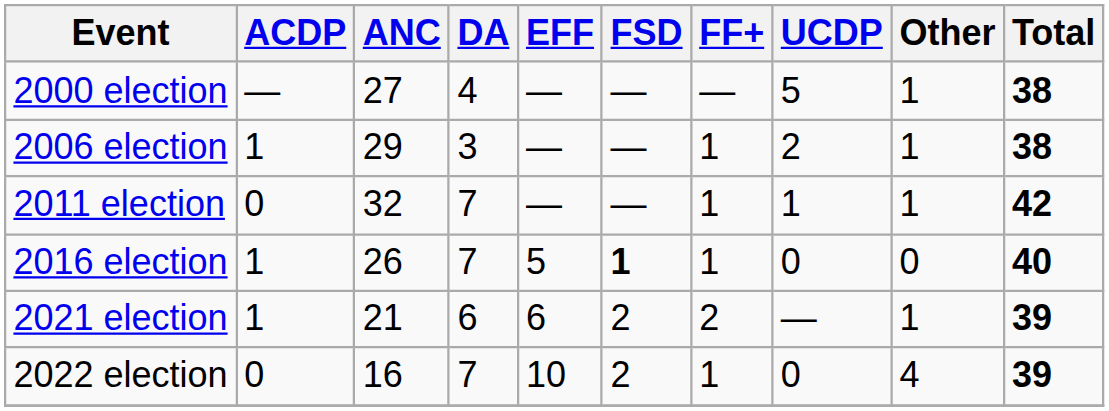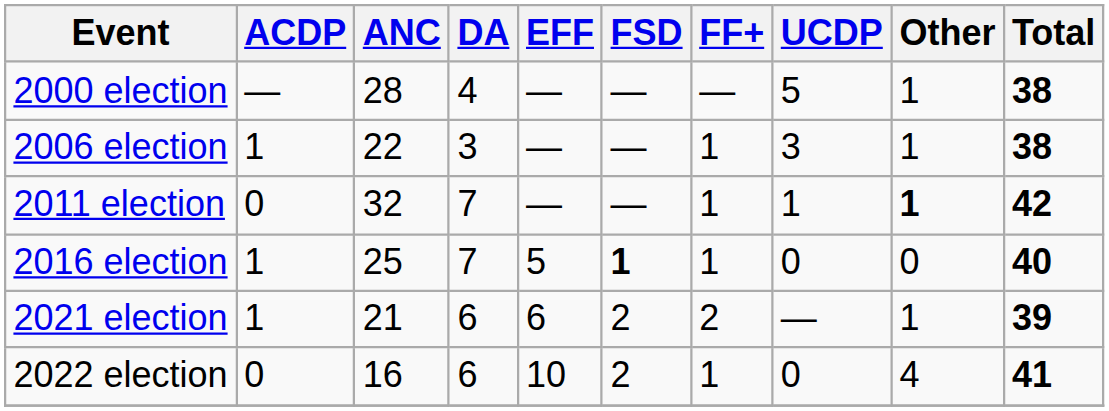(383, 90) 27 -> (383, 90) 28
(383, 147) 29 -> (383, 147) 22
(791, 147) 2 -> (791, 147) 3
(909, 204) normal -> (909, 204) bold
(383, 261) 26 -> (383, 261) 25
(467, 375) 7 -> (467, 375) 6
(1032, 375) 39 -> (1032, 375) 41
